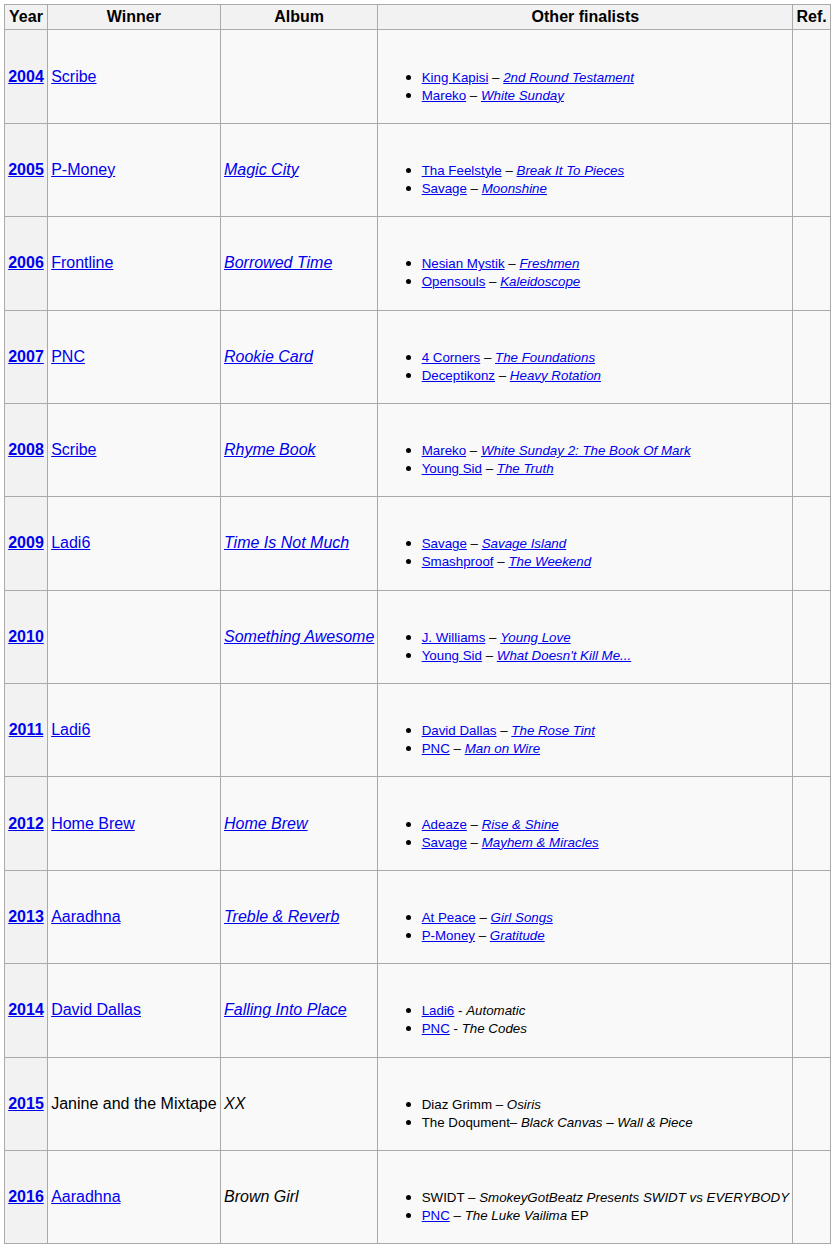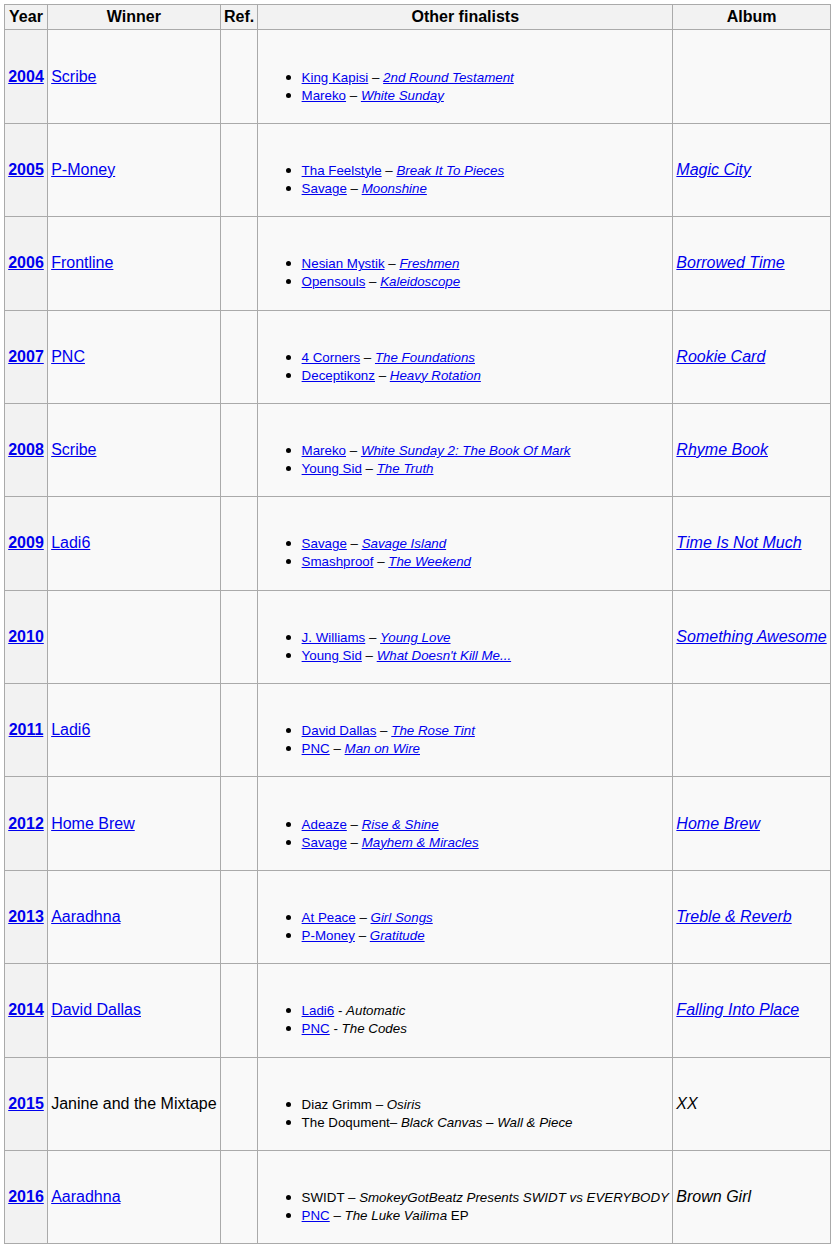columns swapped: (299, 17) <-> (812, 17)
